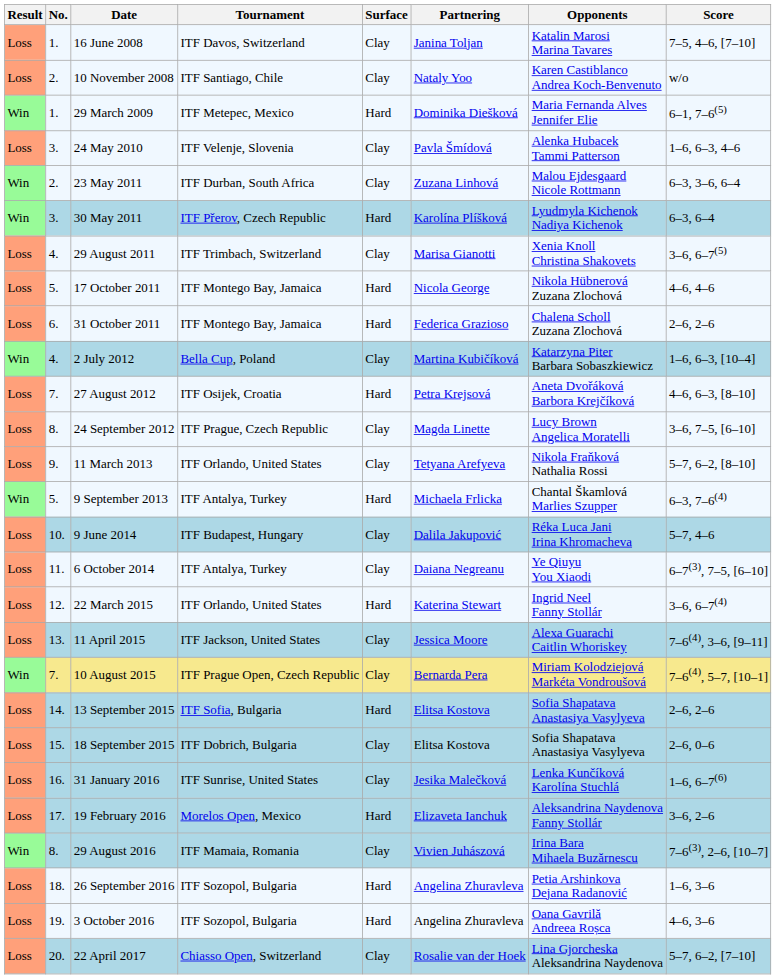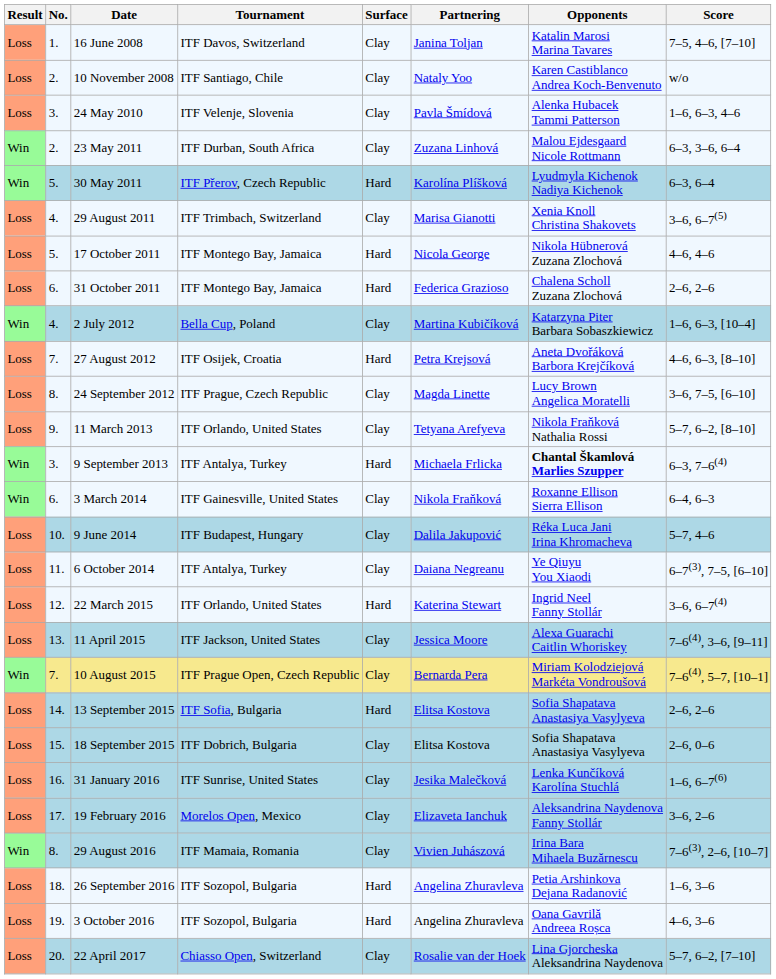- row: (113, 112)
(54, 218) 3. -> (54, 183) 5.
(54, 499) 5. -> (54, 464) 3.
(579, 499) normal -> (583, 464) bold
+ row: (110, 499)
(378, 815) Hard -> (378, 815) Clay
